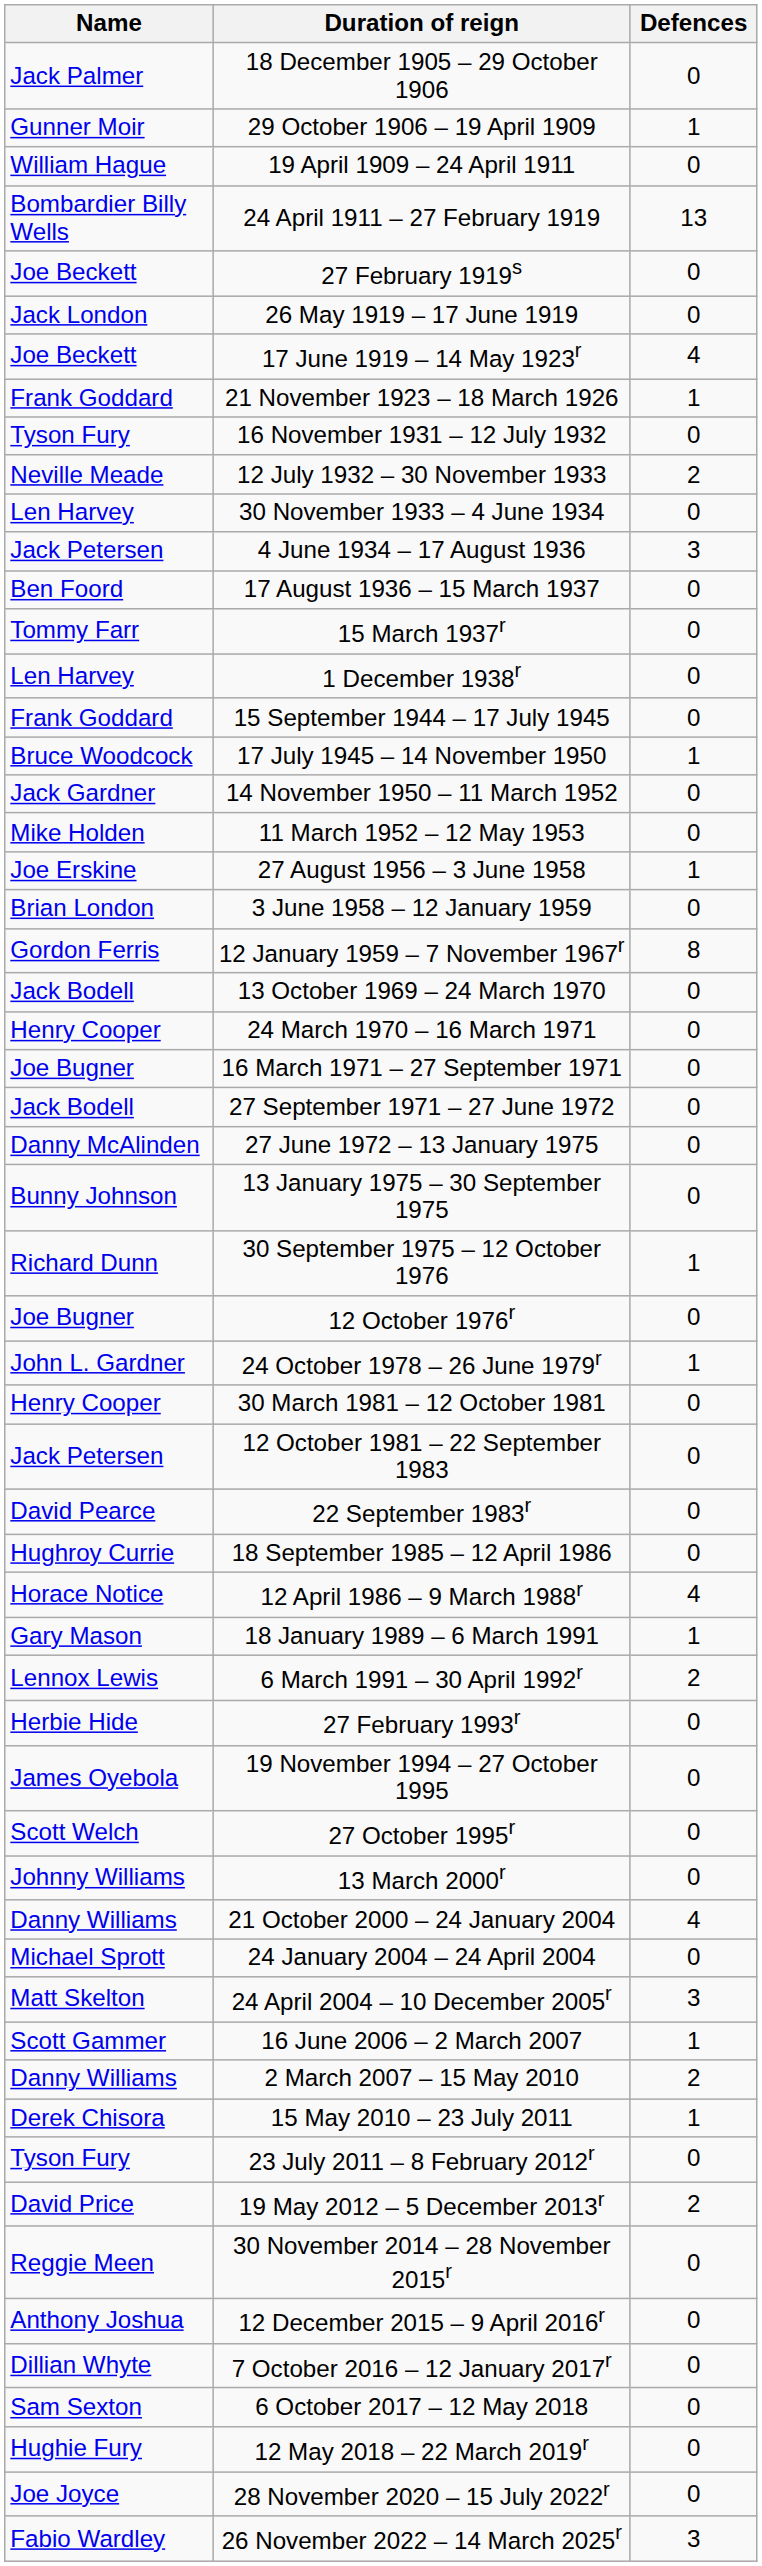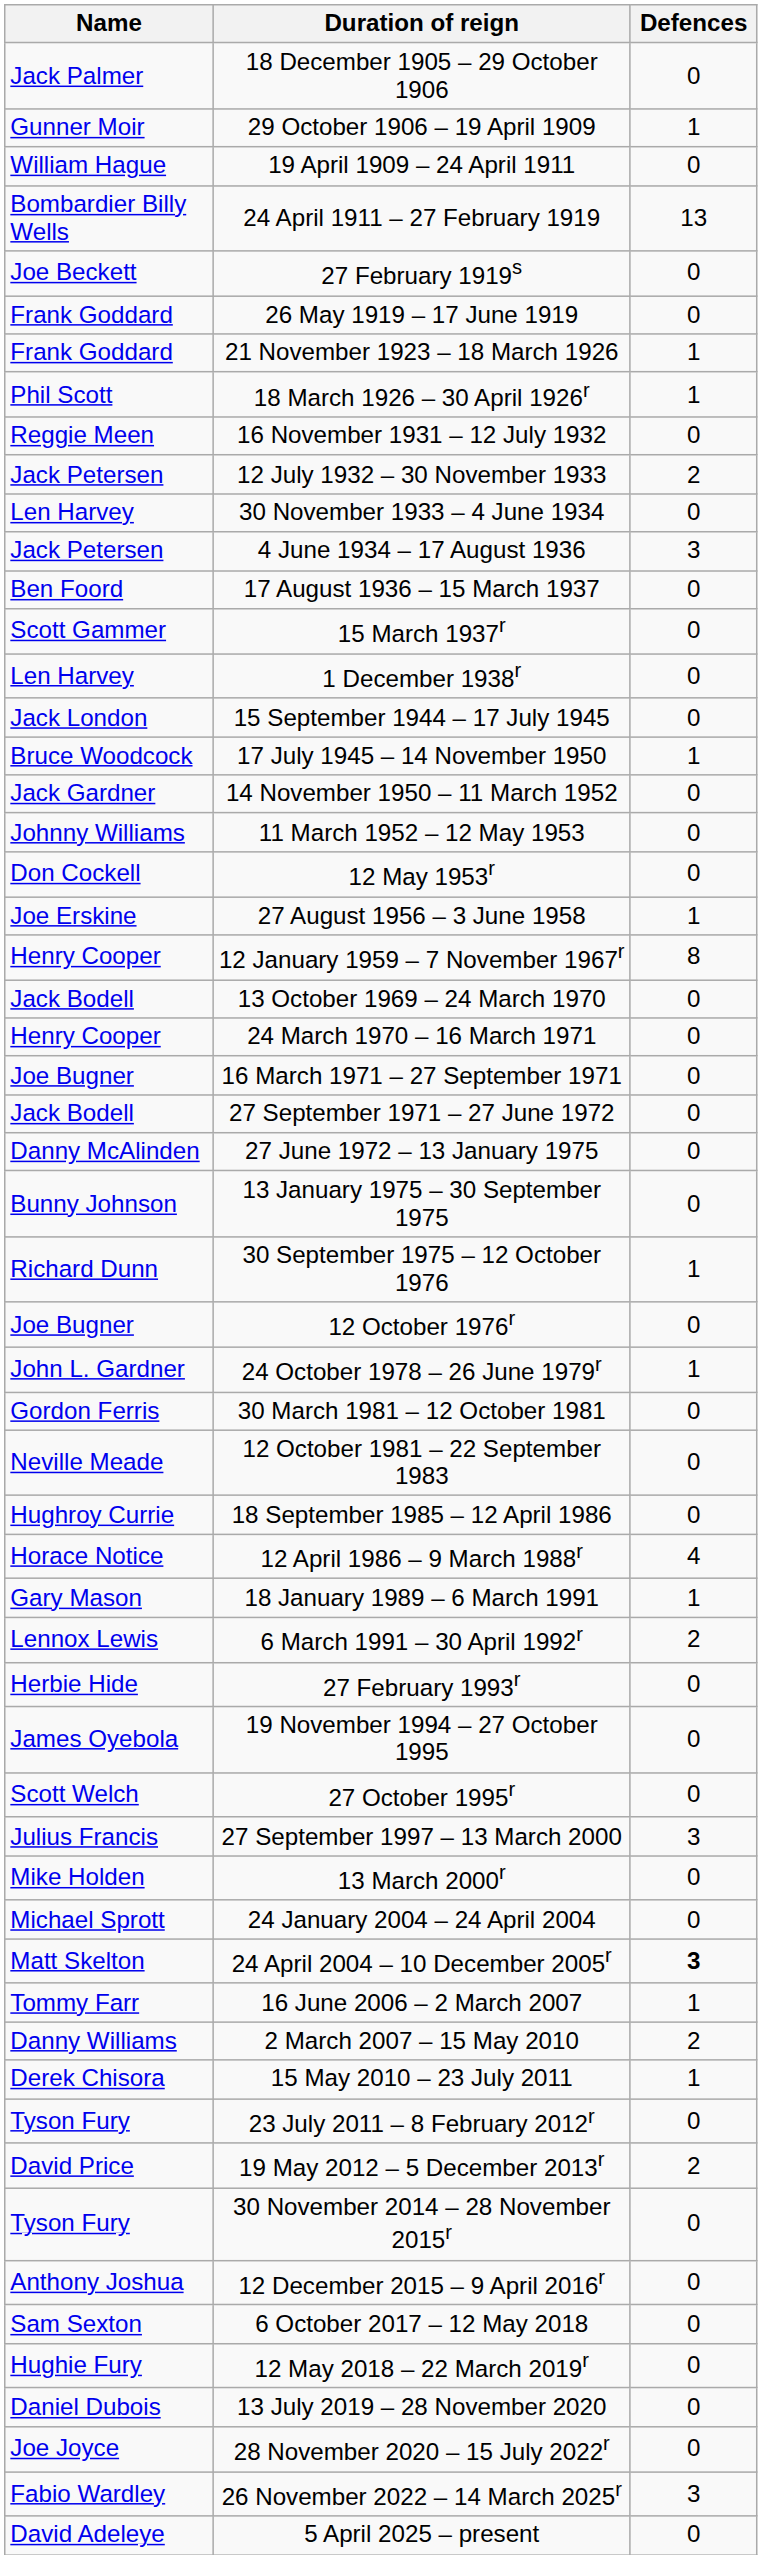(79, 314) Jack London -> (92, 314) Frank Goddard
- row: (422, 356)
+ row: (422, 394)
(70, 435) Tyson Fury -> (82, 435) Reggie Meen
(87, 474) Neville Meade -> (87, 474) Jack Petersen
(75, 630) Tommy Farr -> (88, 630) Scott Gammer
(92, 717) Frank Goddard -> (79, 717) Jack London
(77, 832) Mike Holden -> (98, 832) Johnny Williams
+ row: (422, 873)
- row: (422, 908)
(85, 950) Gordon Ferris -> (86, 956) Henry Cooper
(86, 1404) Henry Cooper -> (85, 1410) Gordon Ferris
(87, 1456) Jack Petersen -> (87, 1462) Neville Meade
- row: (422, 1511)
+ row: (422, 1836)
(98, 1877) Johnny Williams -> (77, 1877) Mike Holden
- row: (422, 1919)
(694, 1999) normal -> (694, 1960) bold
(88, 2040) Scott Gammer -> (75, 2002) Tommy Farr
(82, 2262) Reggie Meen -> (70, 2223) Tyson Fury
- row: (422, 2365)
+ row: (422, 2407)
+ row: (422, 2535)
